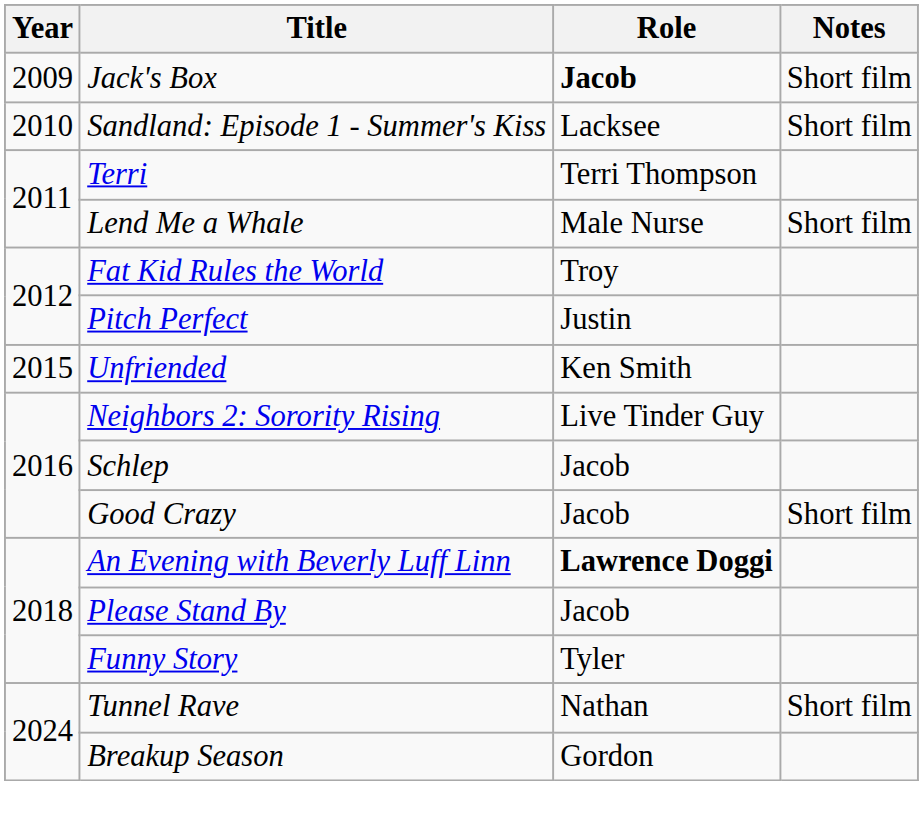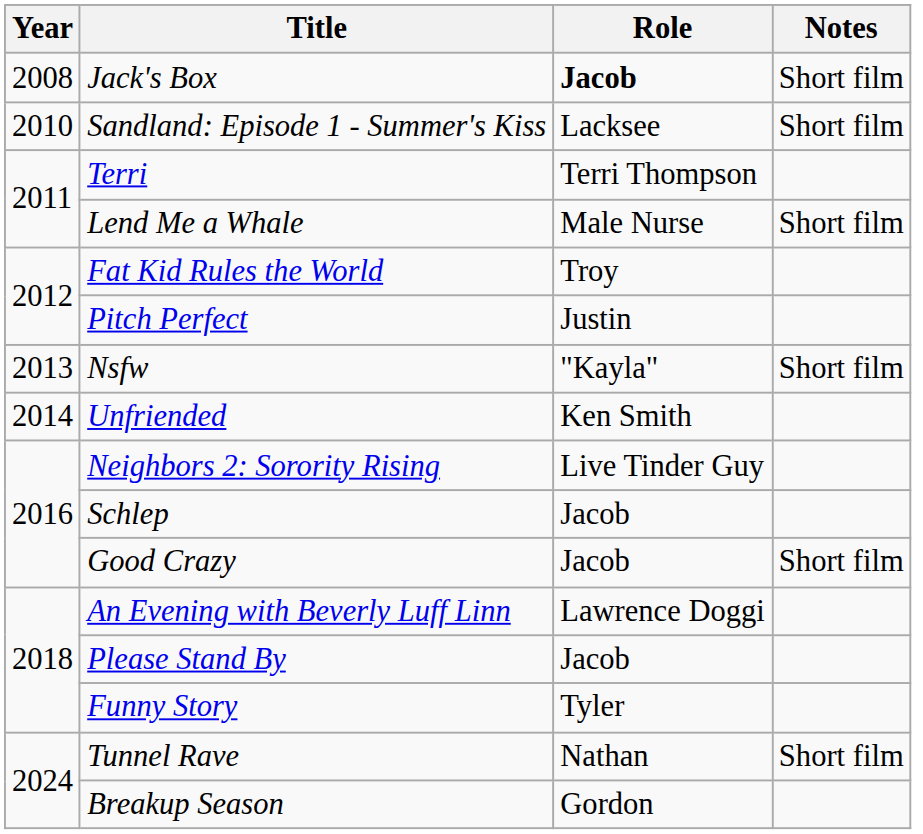(43, 77) 2009 -> (43, 77) 2008
+ row: (118, 367)
(43, 367) 2015 -> (43, 416) 2014
(667, 561) bold -> (663, 610) normal
